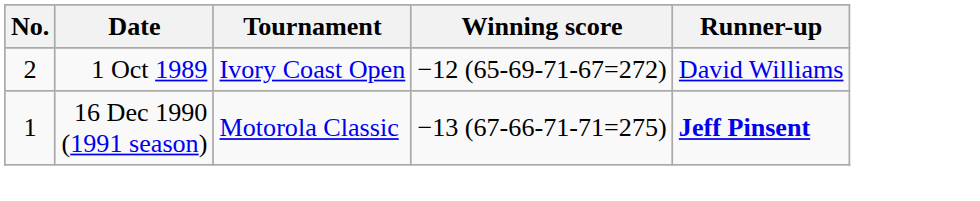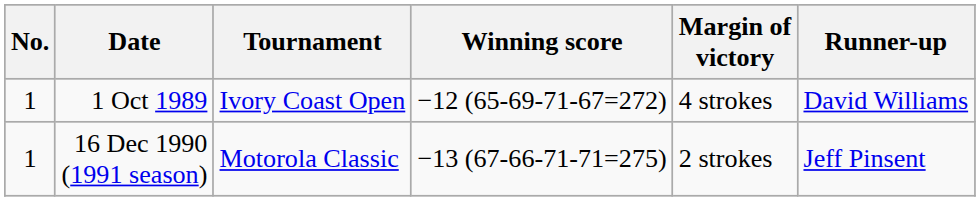+ column: (735, 41)
(30, 69) 2 -> (30, 100) 1
(745, 127) bold -> (865, 158) normal
